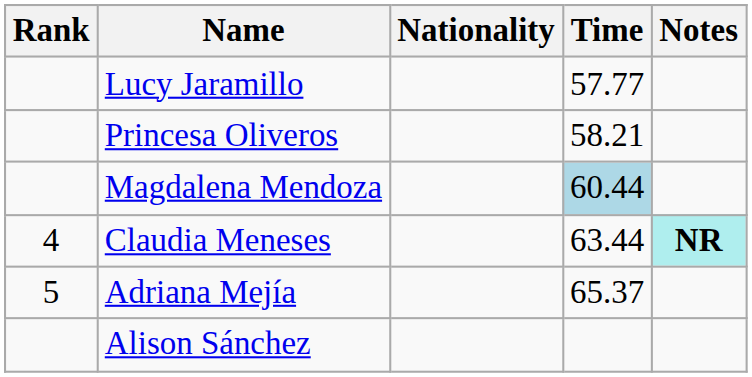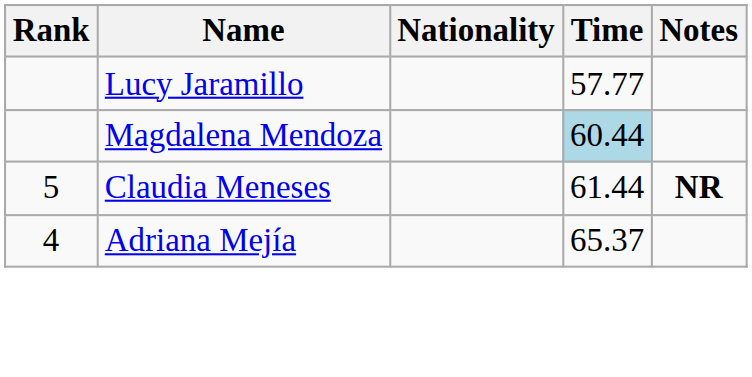- row: (221, 135)
(51, 239) 4 -> (51, 187) 5
(607, 239) 63.44 -> (607, 187) 61.44
(699, 239) paleturquoise background -> (699, 187) no background
(51, 291) 5 -> (51, 239) 4
- row: (208, 344)
